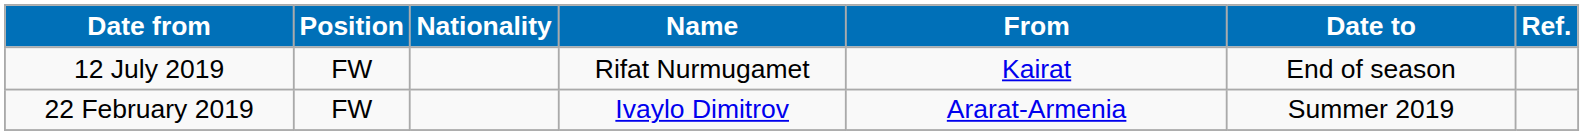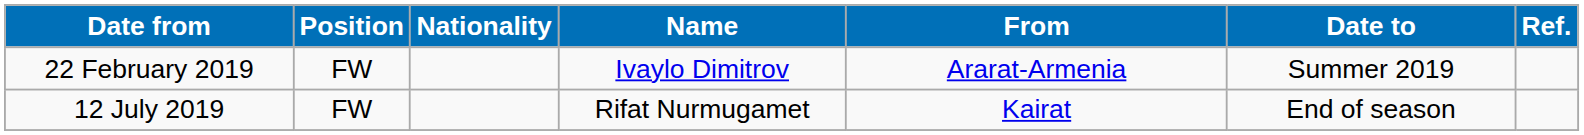rows swapped: (149, 110) <-> (149, 68)
